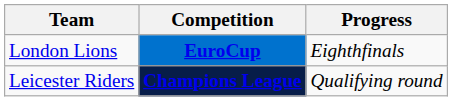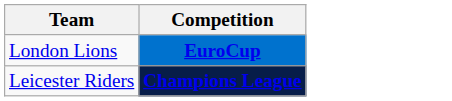- column: (376, 19)
